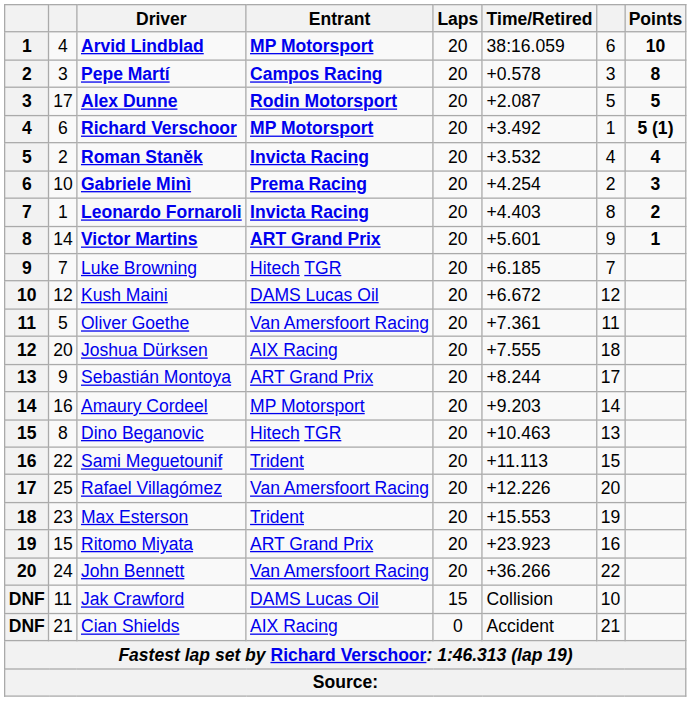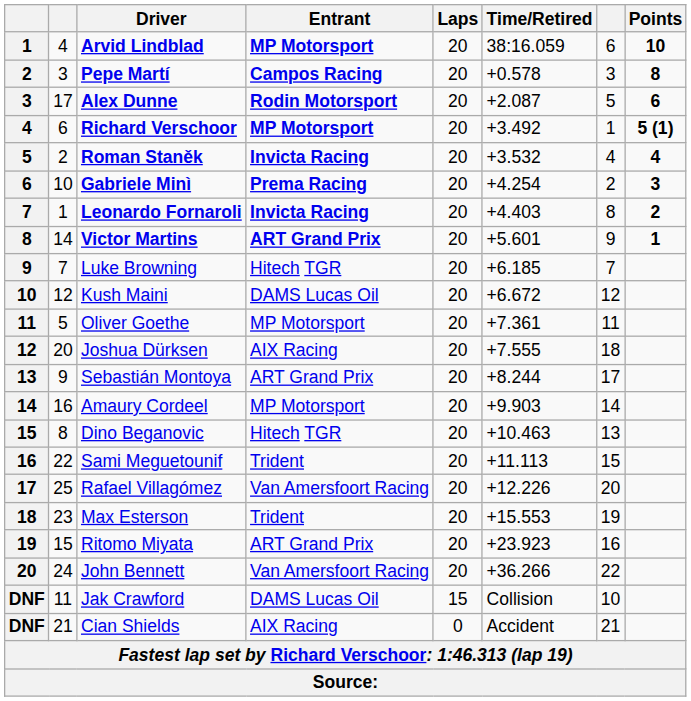(655, 101) 5 -> (655, 101) 6
(340, 322) Van Amersfoort Racing -> (307, 322) MP Motorsport
(514, 405) +9.203 -> (514, 405) +9.903
